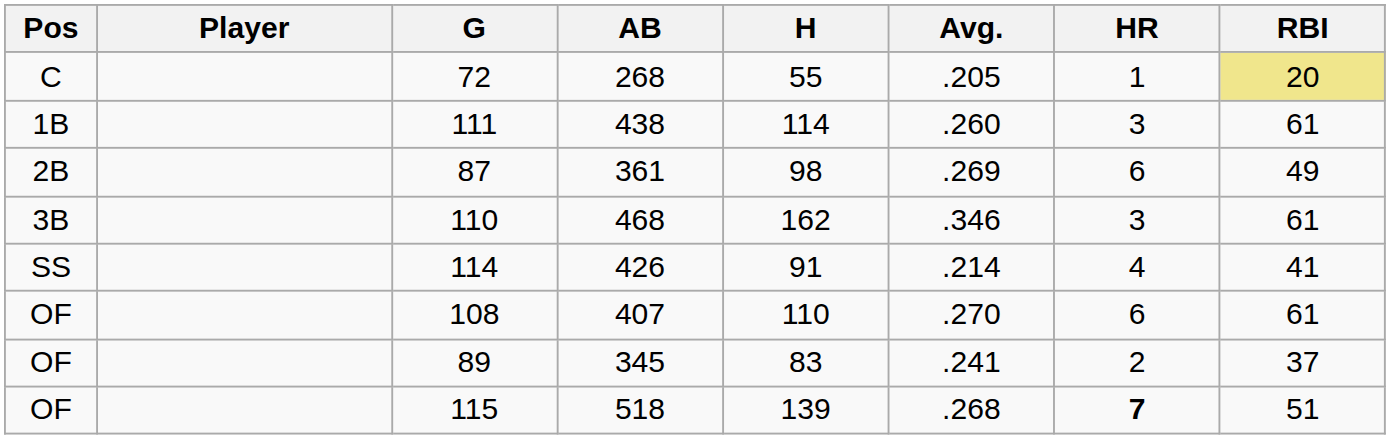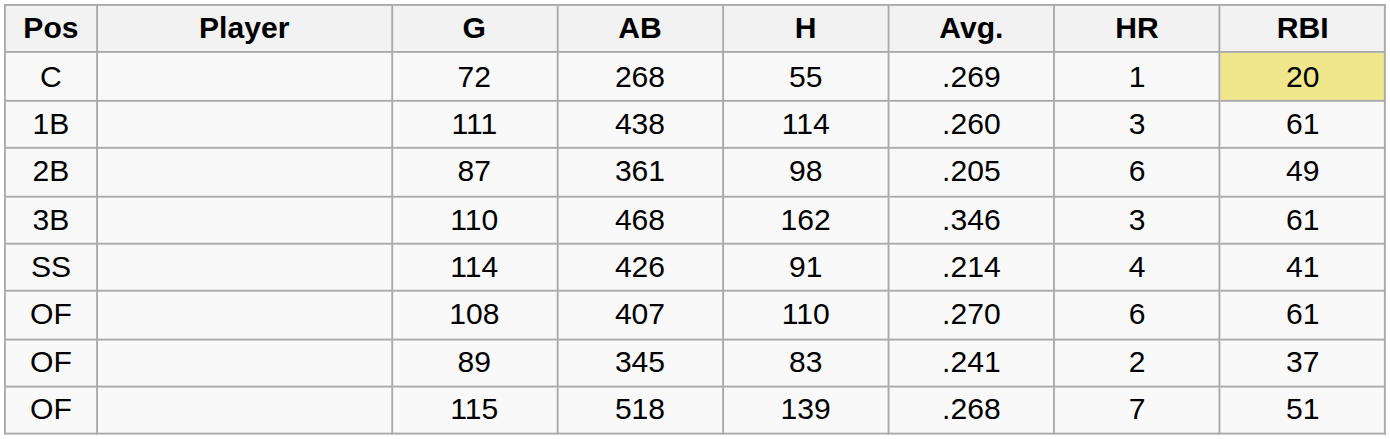(971, 76) .205 -> (971, 76) .269
(971, 171) .269 -> (971, 171) .205
(1137, 409) bold -> (1137, 409) normal
